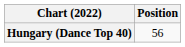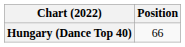(158, 32) 56 -> (158, 32) 66
